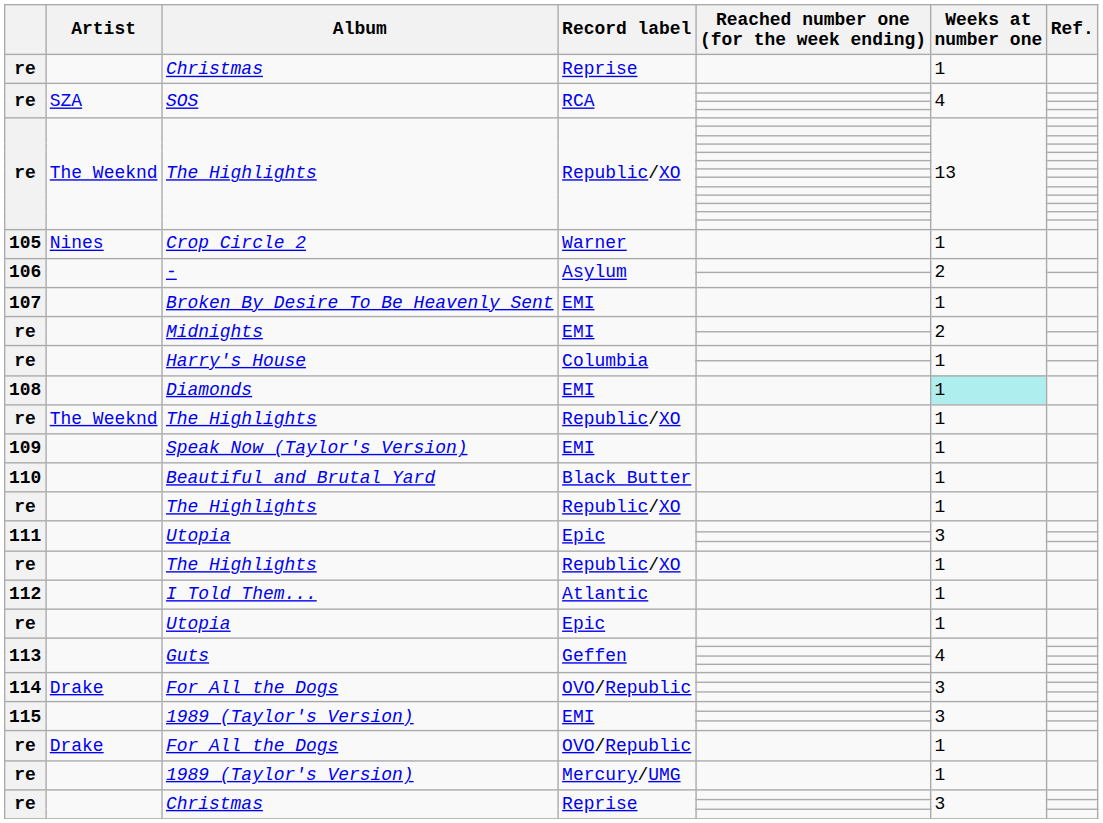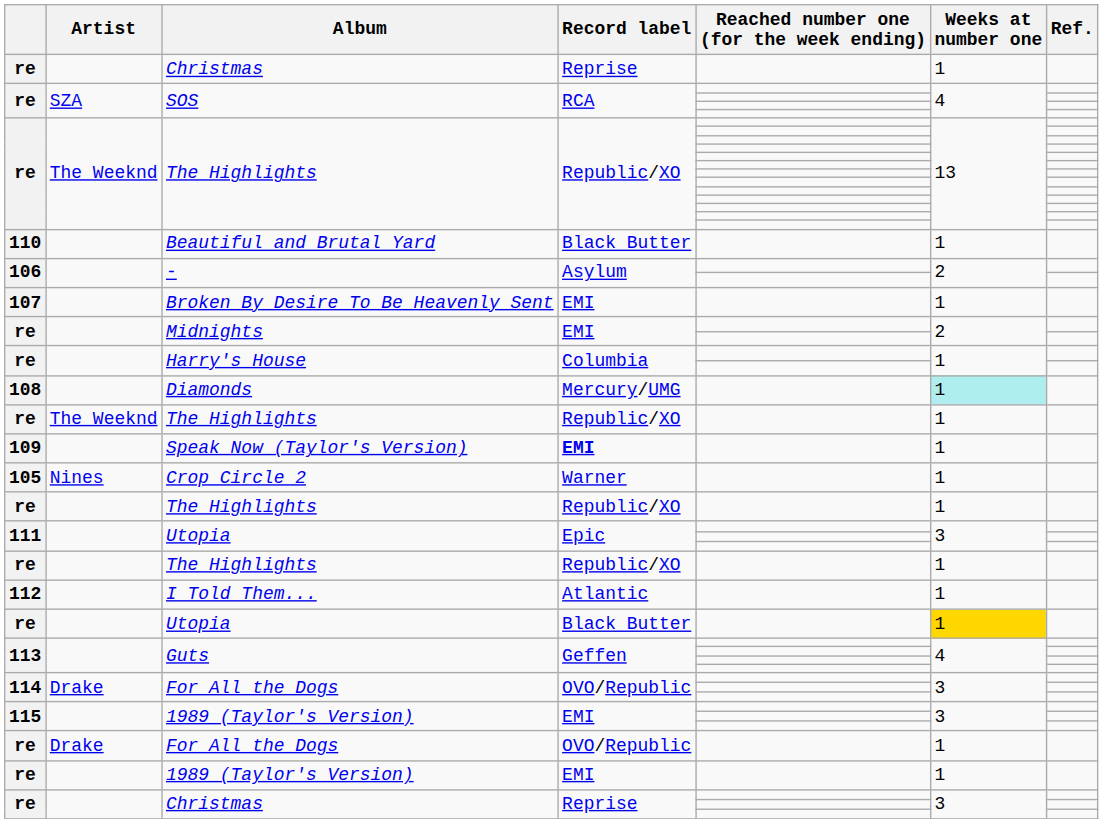rows swapped: (25, 244) <-> (25, 478)
(578, 390) EMI -> (621, 390) Mercury/UMG
(578, 448) normal -> (578, 448) bold
(584, 624) Epic -> (627, 624) Black Butter
(940, 624) no background -> (940, 624) gold background
(621, 775) Mercury/UMG -> (578, 775) EMI
